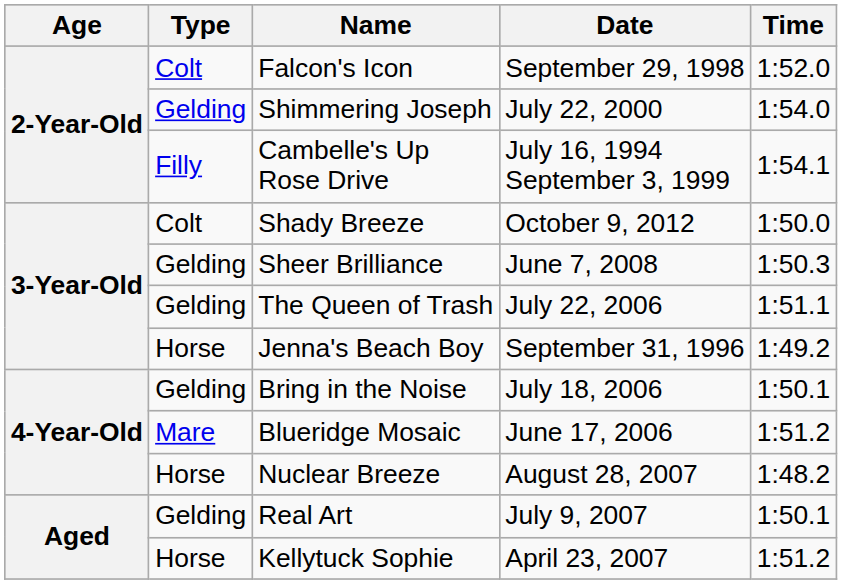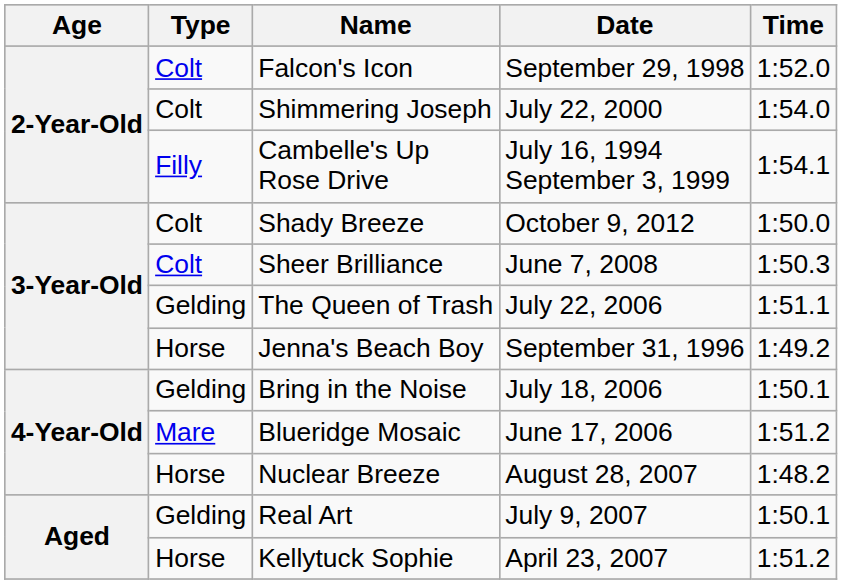(201, 109) Gelding -> (179, 109) Colt
(201, 264) Gelding -> (179, 264) Colt
